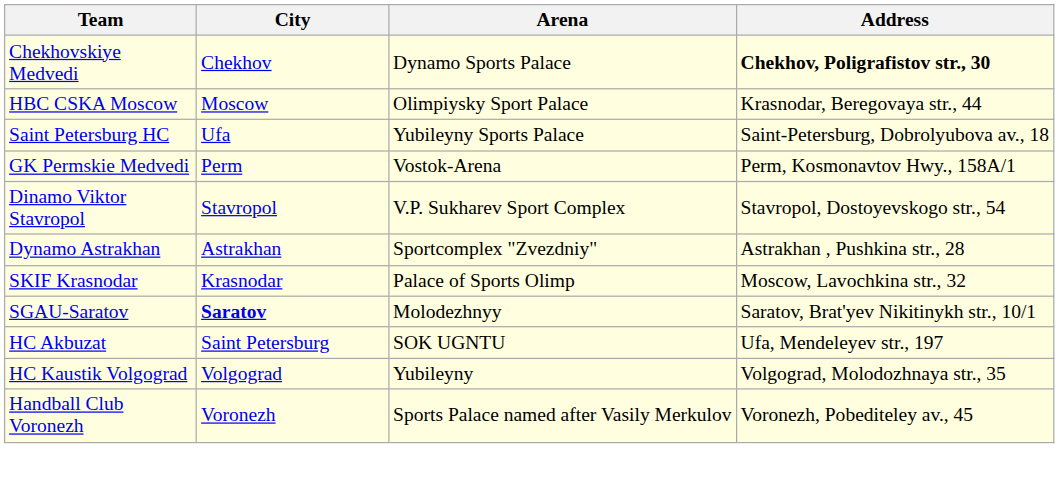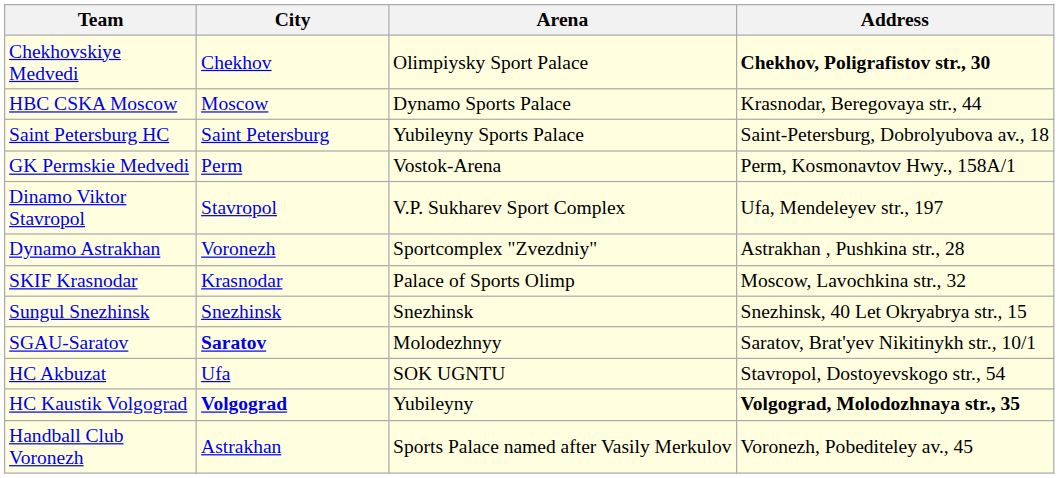(482, 61) Dynamo Sports Palace -> (491, 61) Olimpiysky Sport Palace
(491, 103) Olimpiysky Sport Palace -> (482, 103) Dynamo Sports Palace
(216, 134) Ufa -> (265, 134) Saint Petersburg
(873, 207) Stavropol, Dostoyevskogo str., 54 -> (842, 207) Ufa, Mendeleyev str., 197
(241, 249) Astrakhan -> (238, 249) Voronezh
+ row: (79, 311)
(265, 342) Saint Petersburg -> (216, 373) Ufa
(842, 342) Ufa, Mendeleyev str., 197 -> (873, 373) Stavropol, Dostoyevskogo str., 54
(242, 373) normal -> (244, 404) bold
(873, 373) normal -> (880, 404) bold
(238, 415) Voronezh -> (241, 446) Astrakhan
